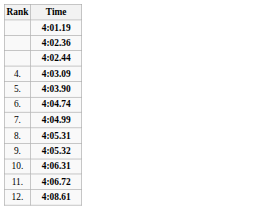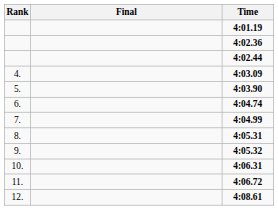+ column: (126, 12)
